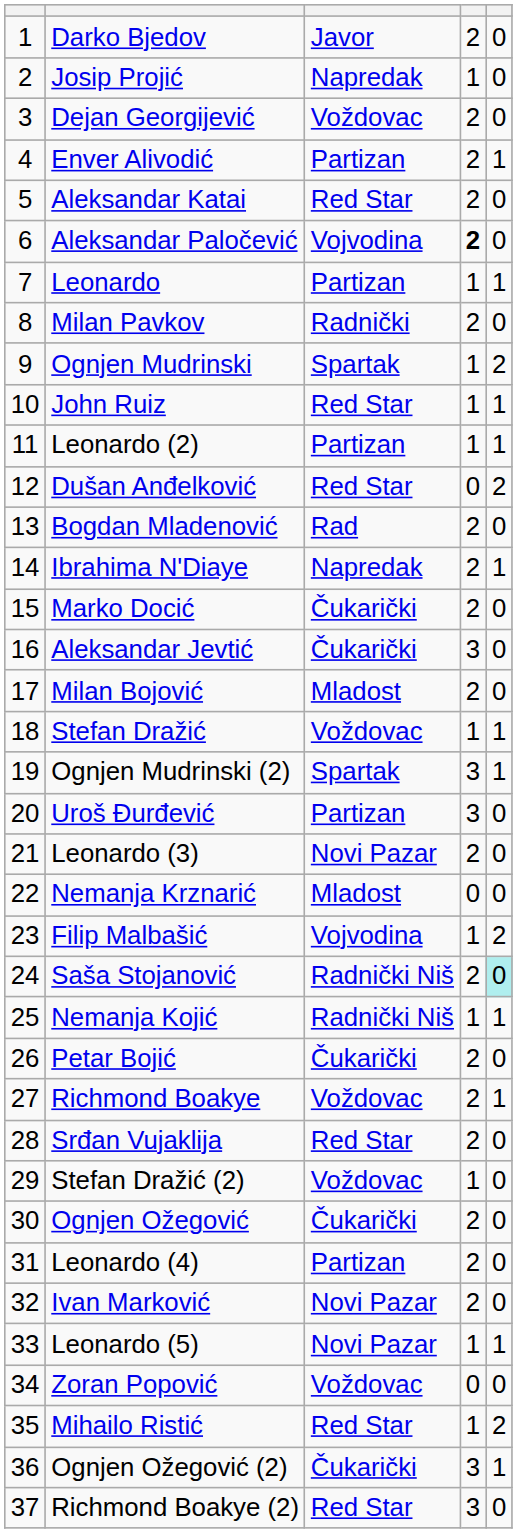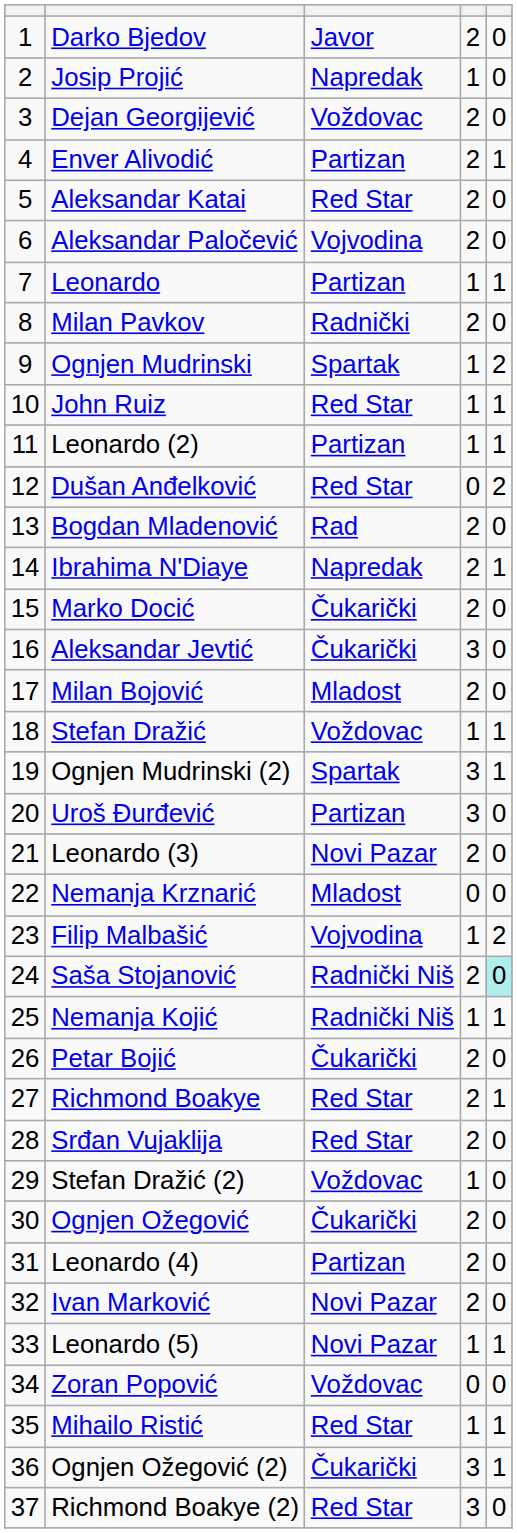(473, 241) bold -> (473, 241) normal
(367, 1098) Voždovac -> (362, 1098) Red Star
(499, 1425) 2 -> (499, 1425) 1
